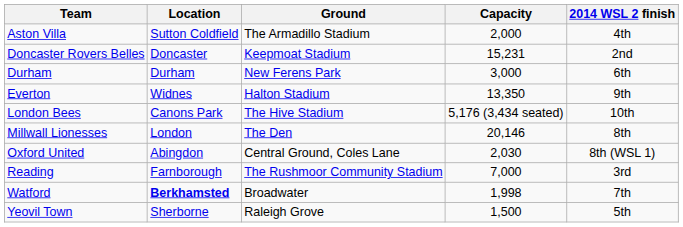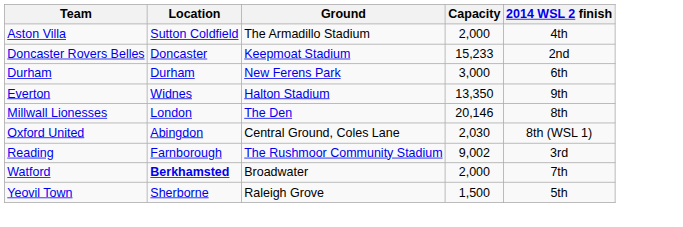(506, 53) 15,231 -> (474, 53) 15,233
- row: (44, 113)
(506, 172) 7,000 -> (474, 152) 9,002
(506, 192) 1,998 -> (474, 172) 2,000
